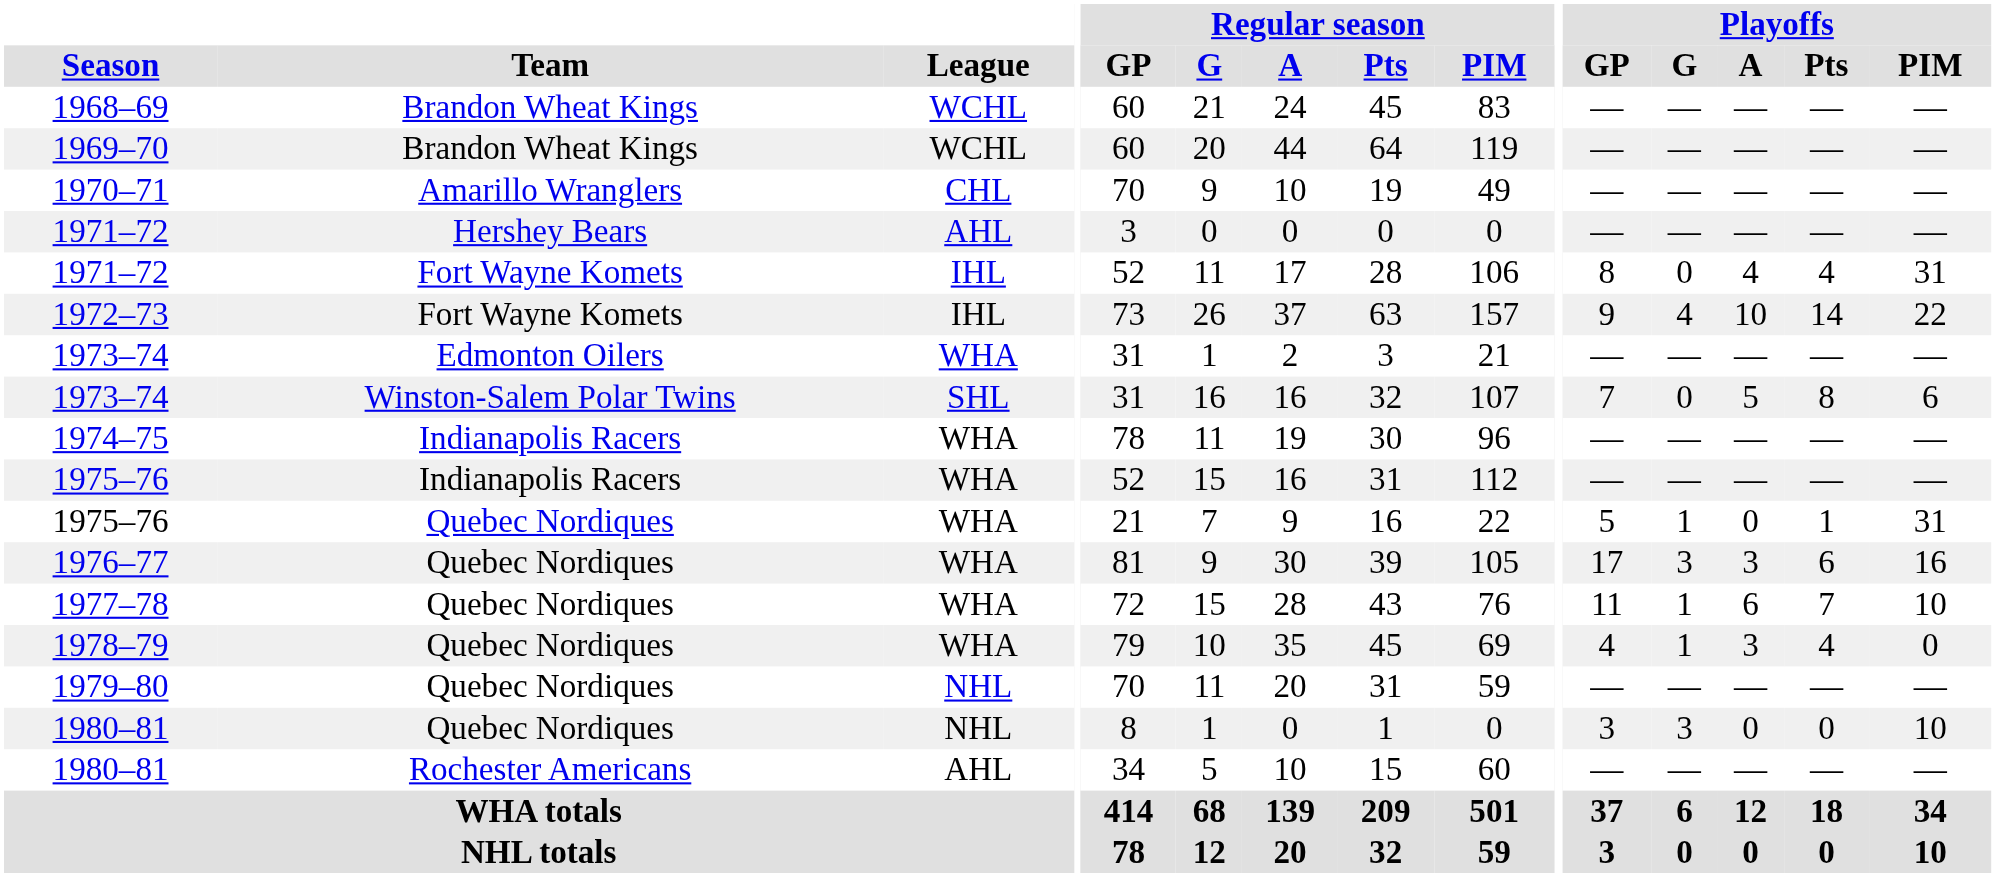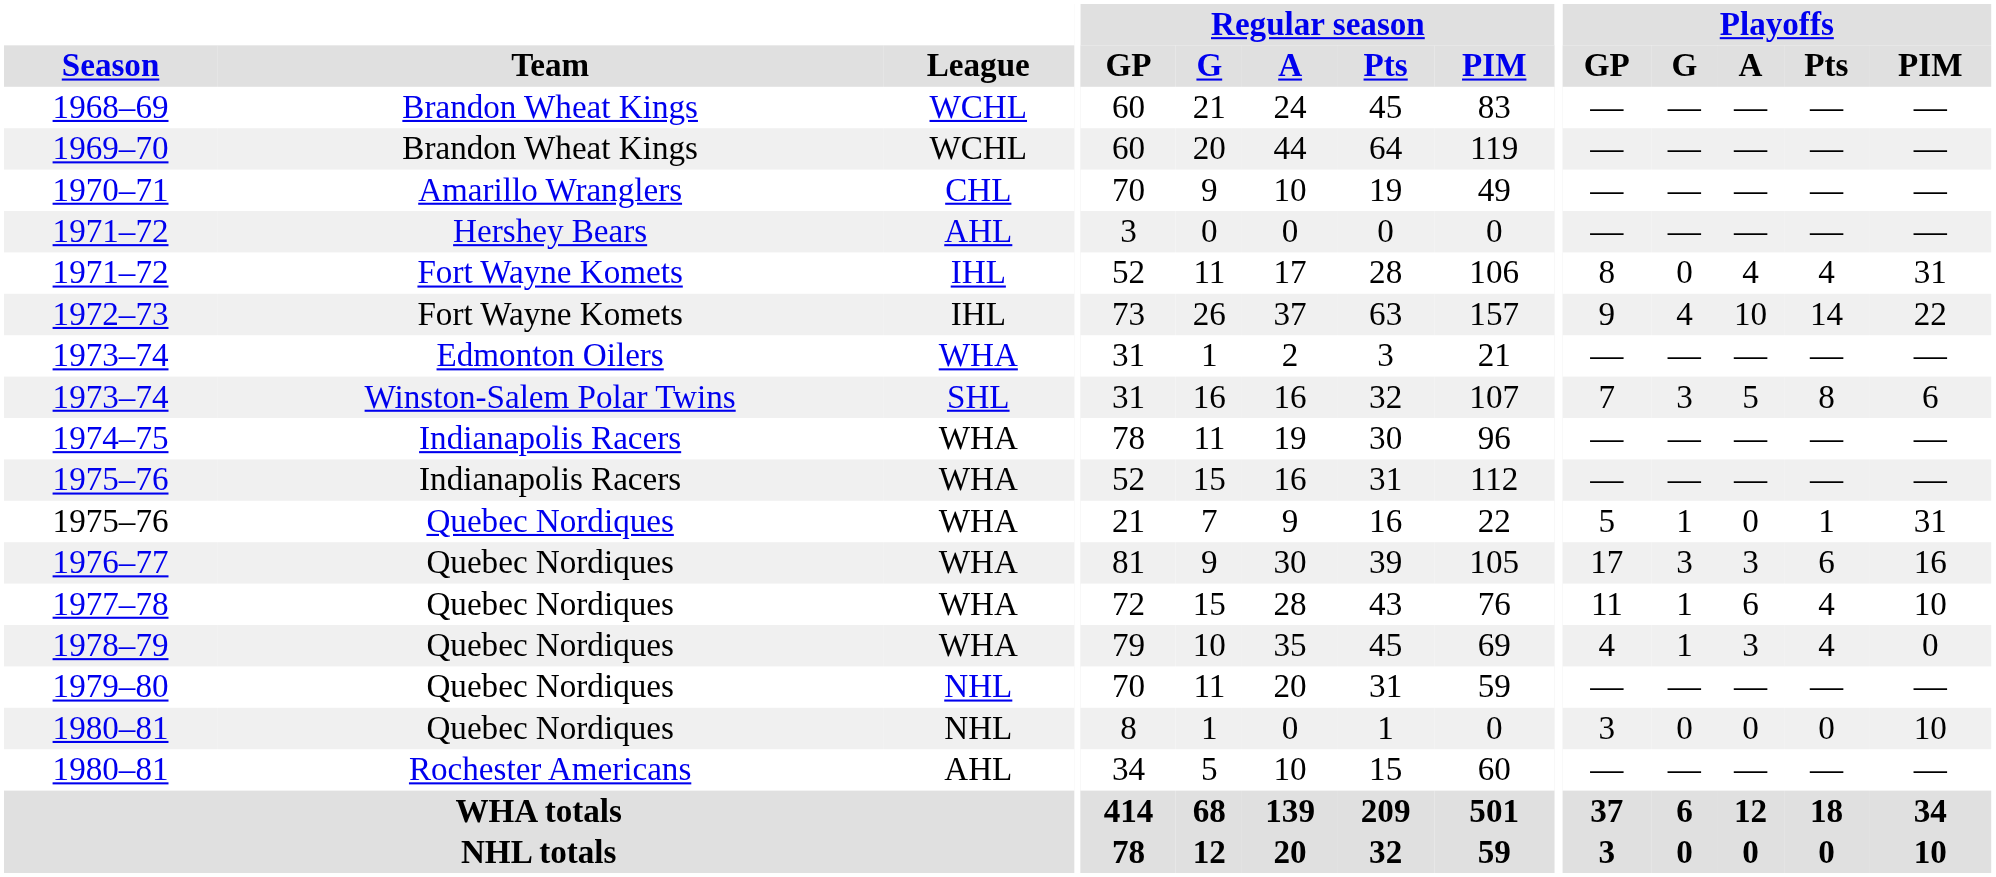(1684, 396) 0 -> (1684, 396) 3
(1826, 603) 7 -> (1826, 603) 4
(1684, 727) 3 -> (1684, 727) 0
